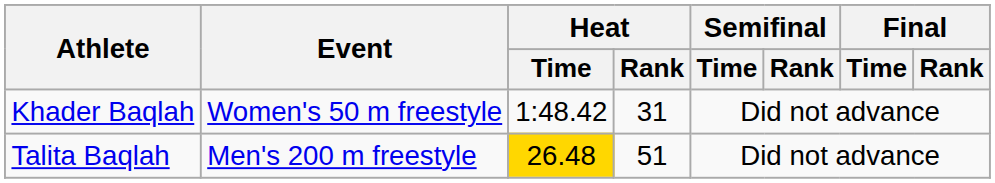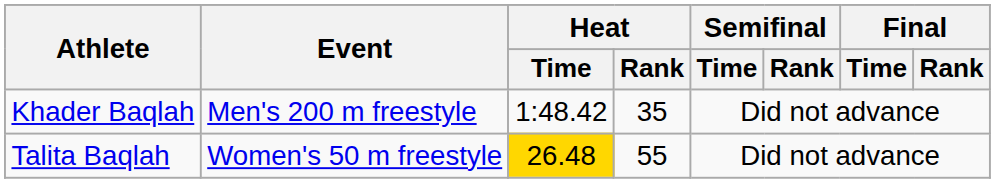(355, 112) Women's 50 m freestyle -> (342, 112) Men's 200 m freestyle
(652, 112) 31 -> (652, 112) 35
(342, 156) Men's 200 m freestyle -> (355, 156) Women's 50 m freestyle
(652, 156) 51 -> (652, 156) 55
